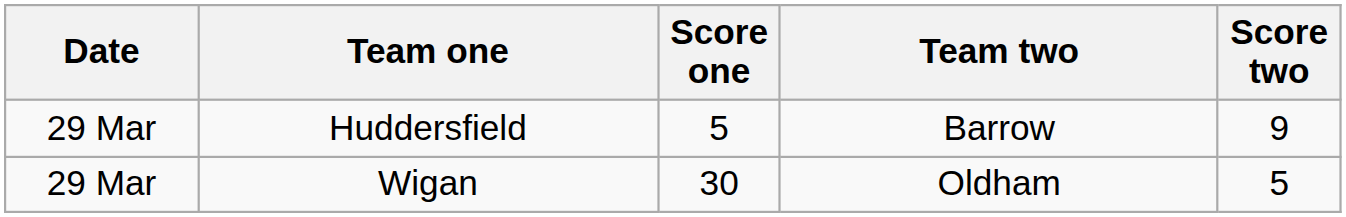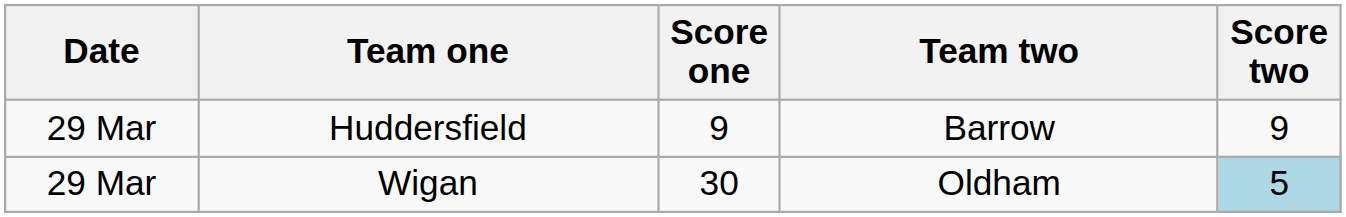(719, 127) 5 -> (719, 127) 9
(1279, 183) no background -> (1279, 183) lightblue background
